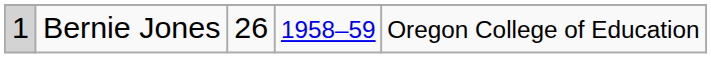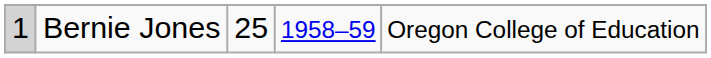(251, 28) 26 -> (251, 28) 25
